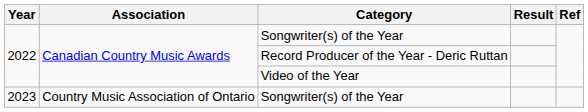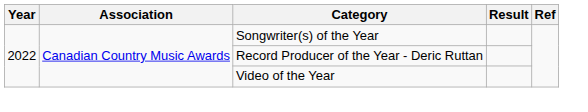- row: (22, 96)
